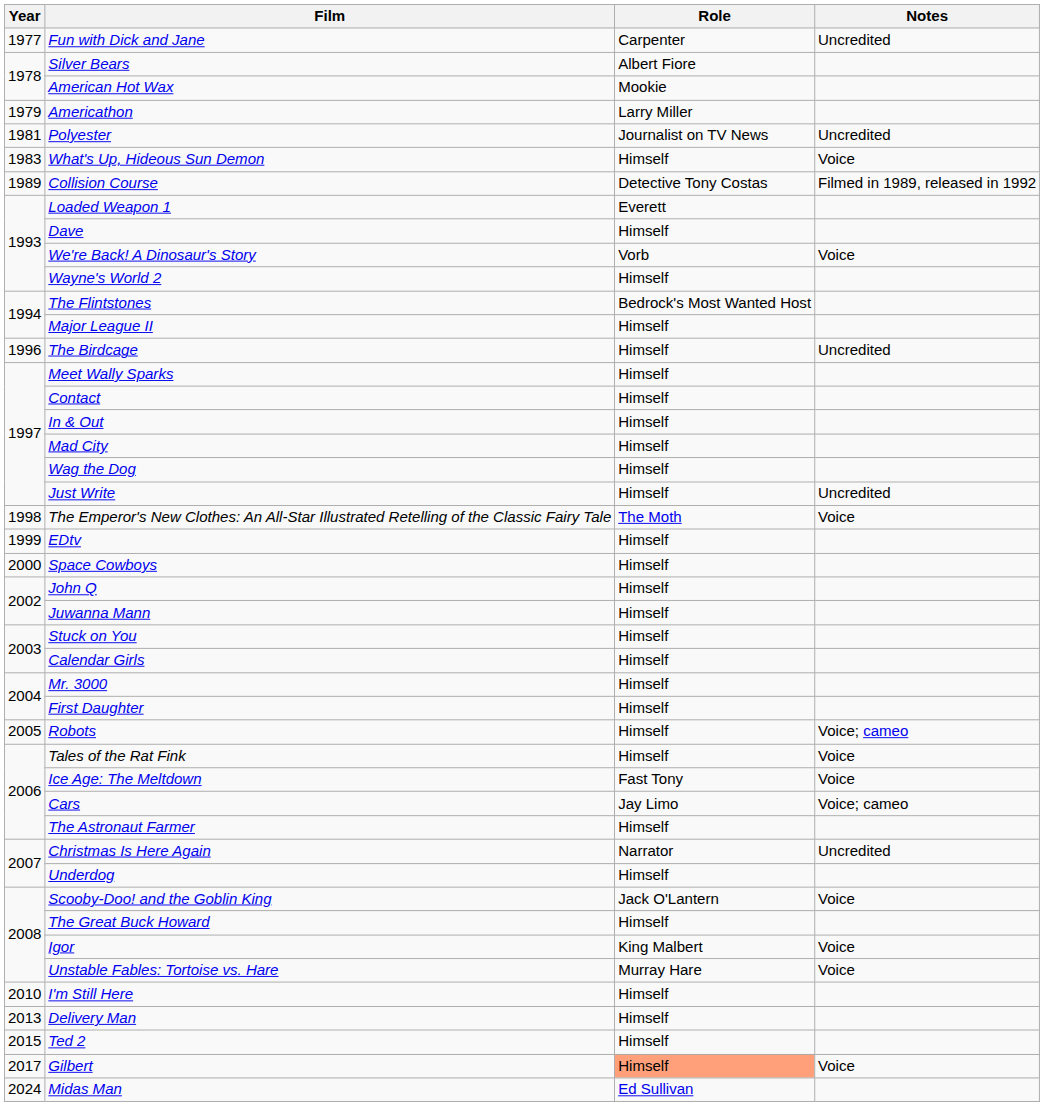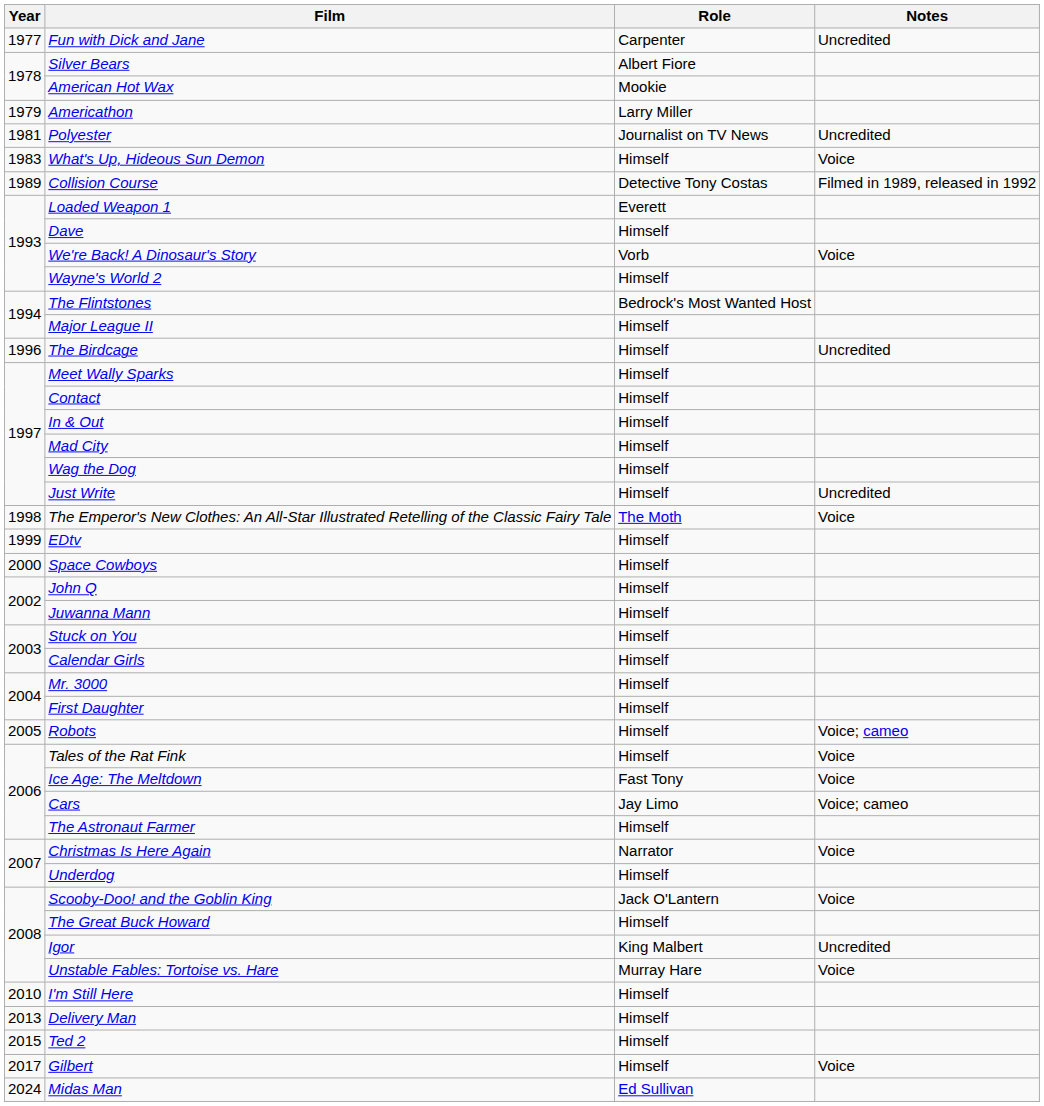(854, 851) Uncredited -> (836, 851) Voice
(836, 946) Voice -> (854, 946) Uncredited
(643, 1065) lightsalmon background -> (643, 1065) no background
